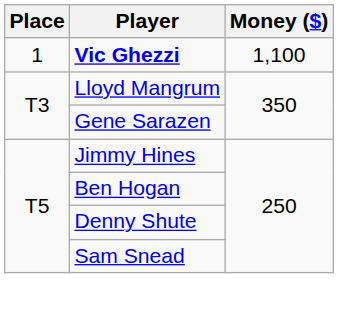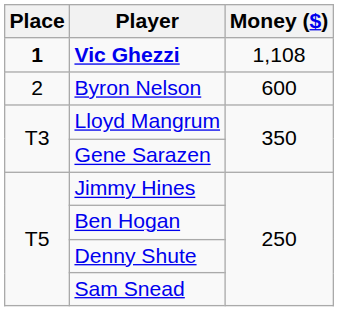(37, 54) normal -> (37, 54) bold
(279, 54) 1,100 -> (279, 54) 1,108
+ row: (138, 88)
